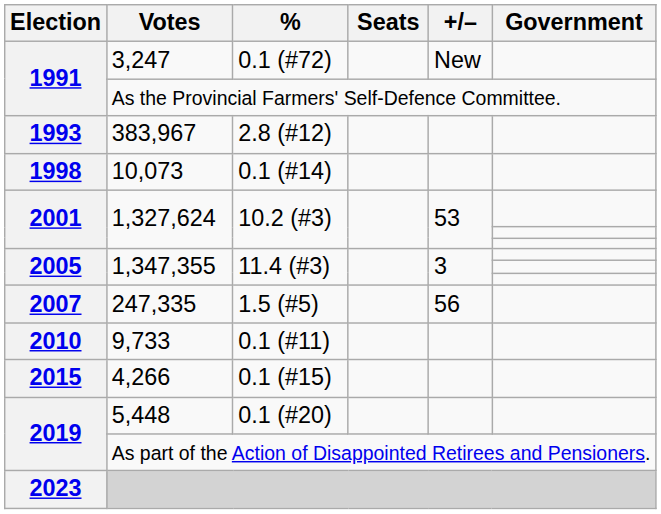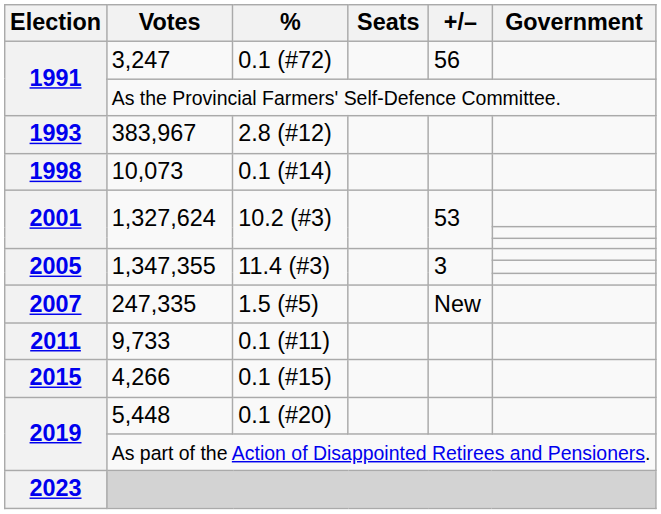(457, 60) New -> (447, 60) 56
(447, 303) 56 -> (457, 303) New
(56, 340) 2010 -> (56, 340) 2011
